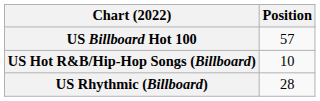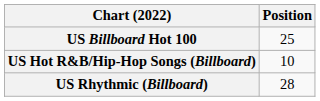(287, 38) 57 -> (287, 38) 25
